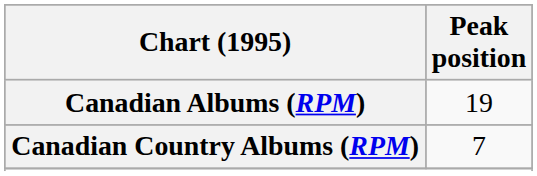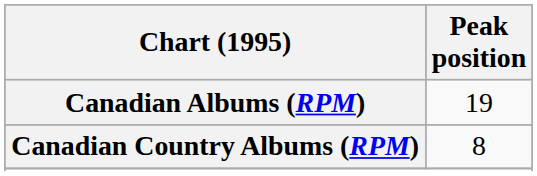(479, 146) 7 -> (479, 146) 8
